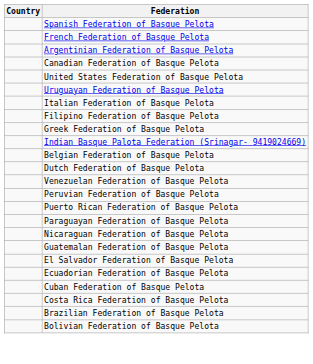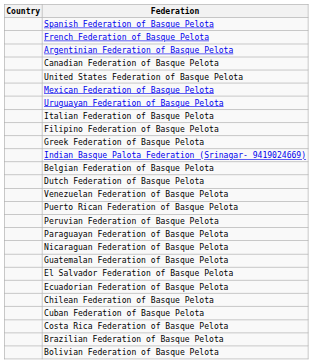+ row: (129, 90)
rows swapped: (141, 208) <-> (131, 195)
+ row: (129, 300)
